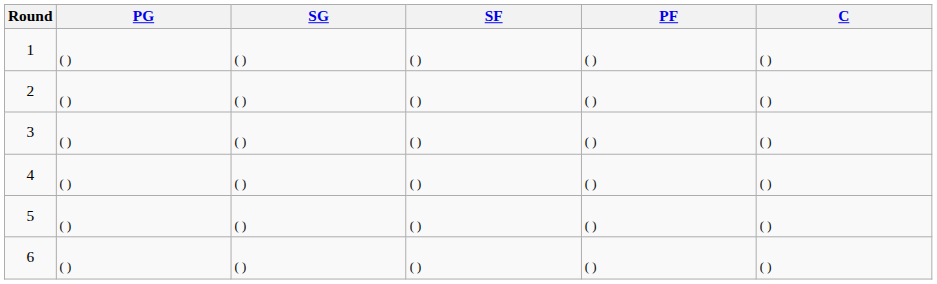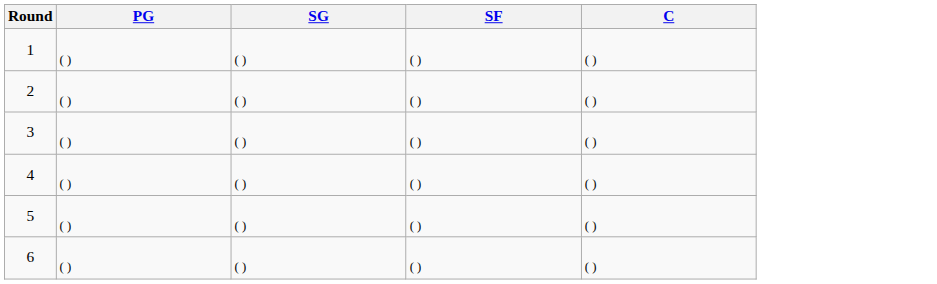- column: (669, 16)
